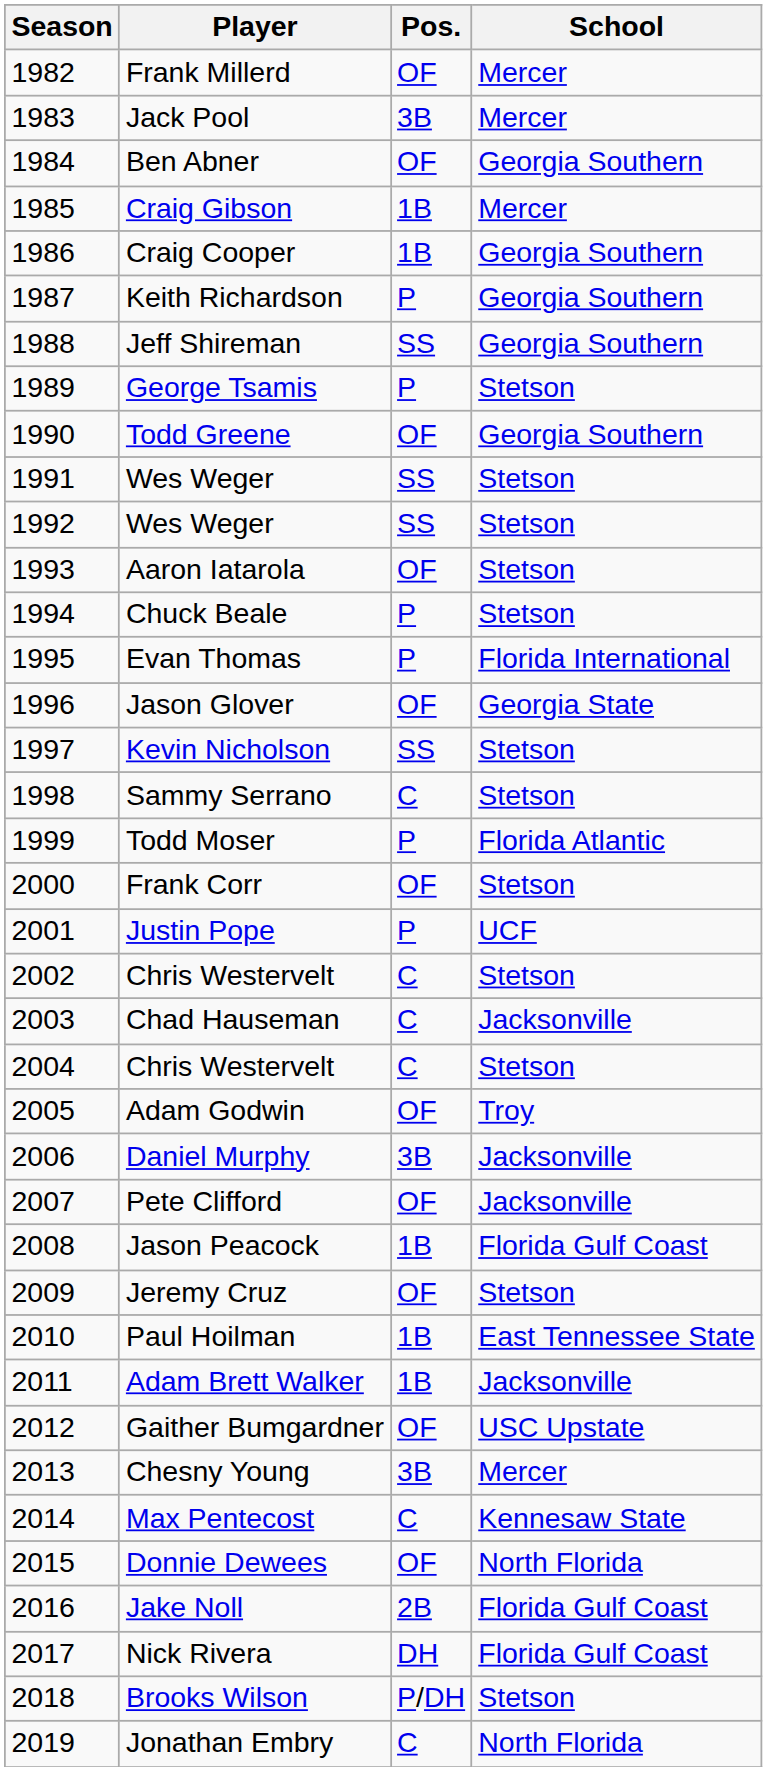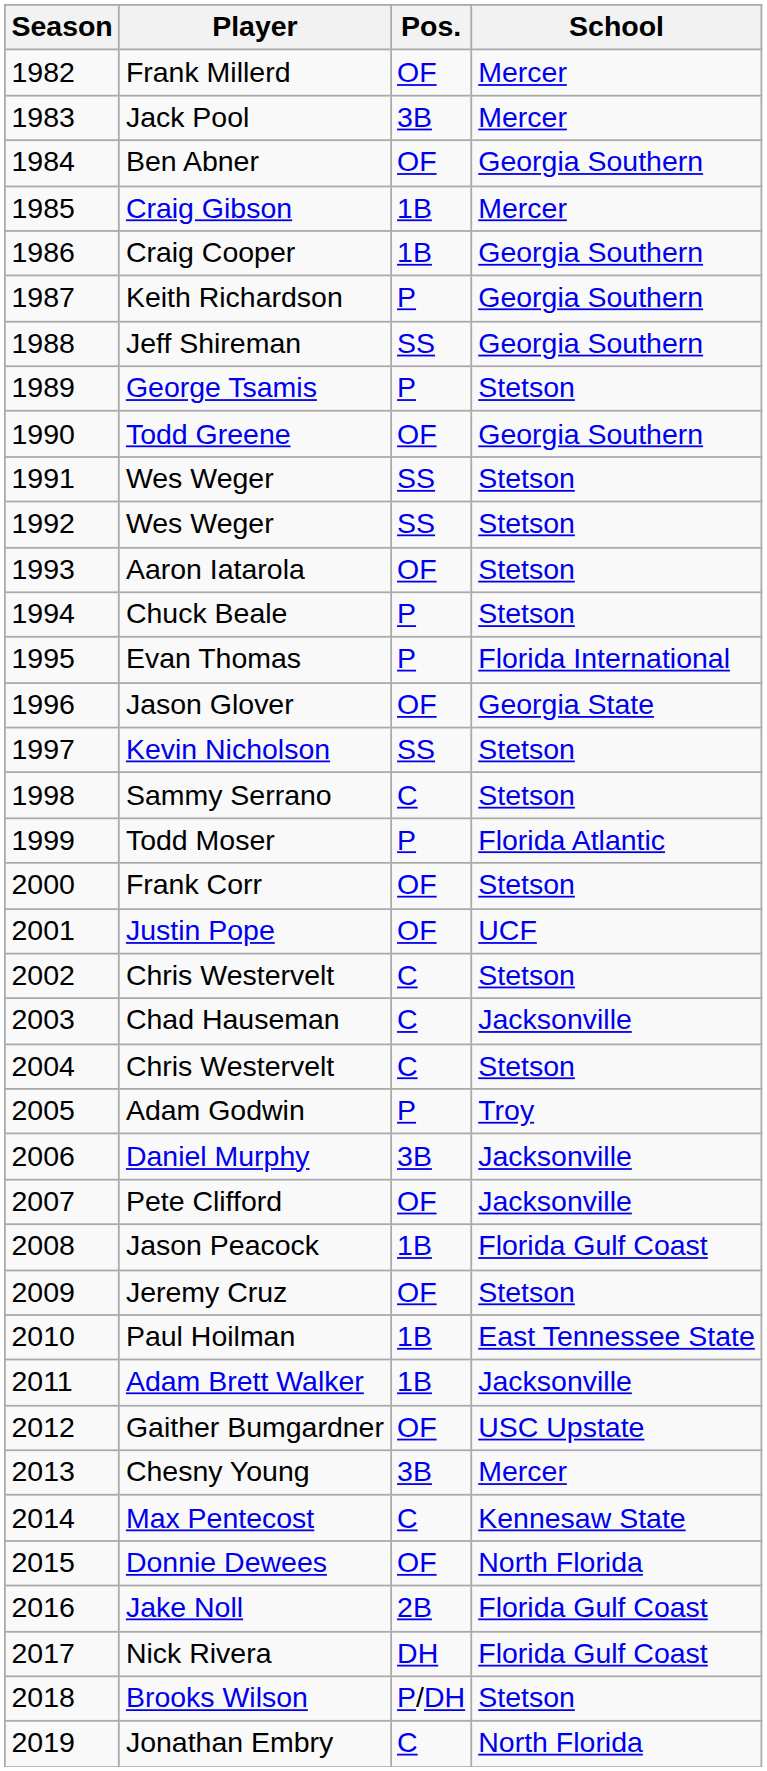(407, 930) P -> (417, 930) OF
(417, 1111) OF -> (407, 1111) P
